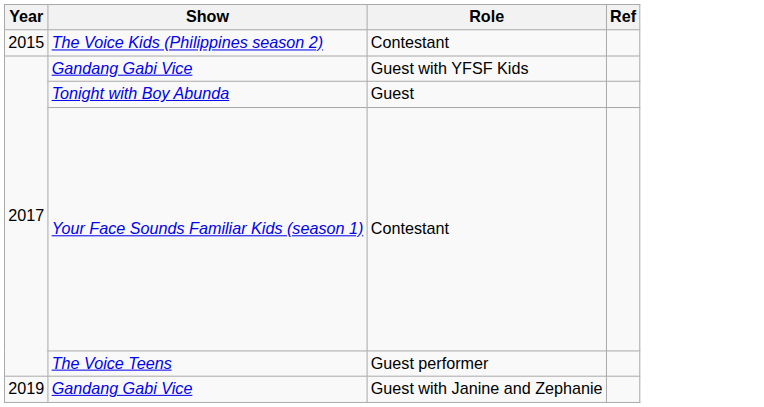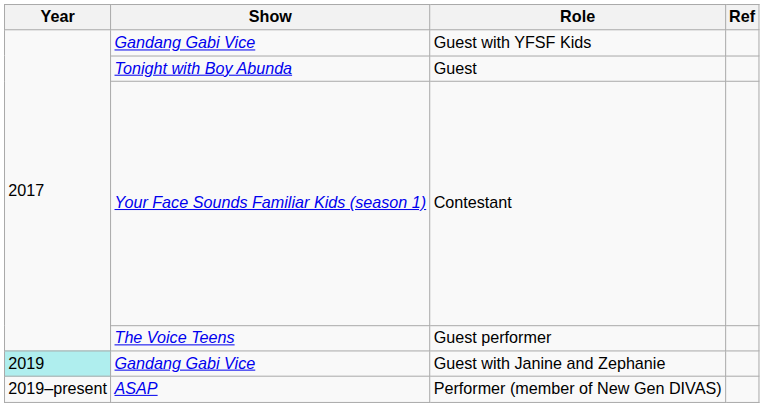- row: (187, 42)
(26, 389) no background -> (26, 363) paleturquoise background
+ row: (136, 389)
